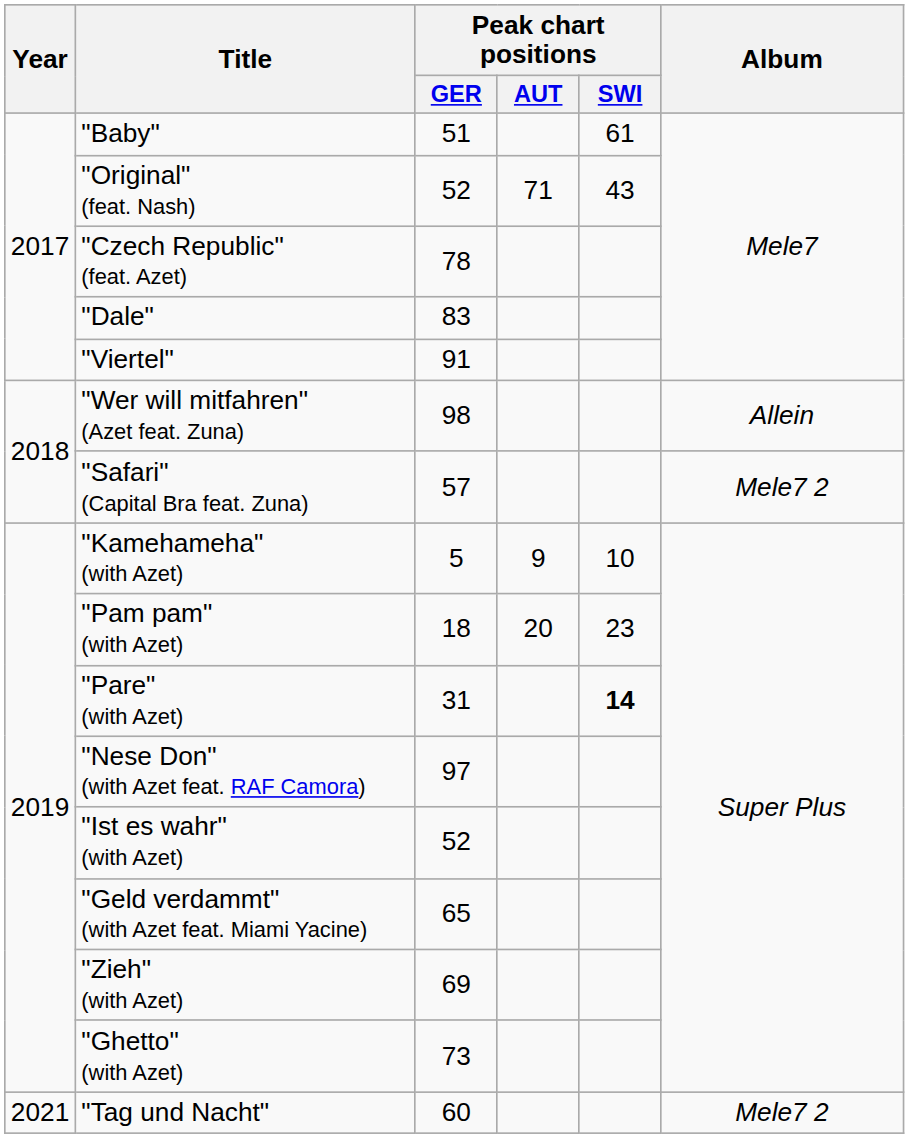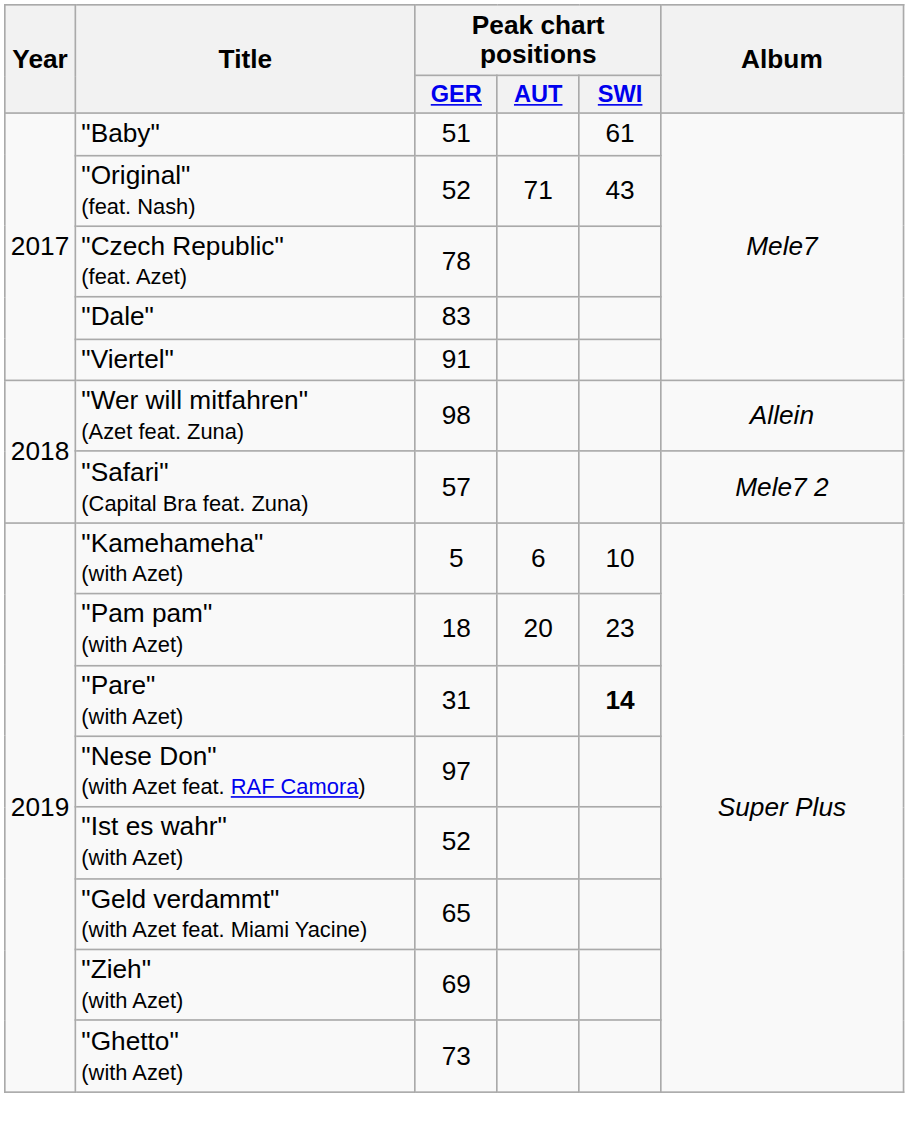(538, 557) 9 -> (538, 557) 6
- row: (175, 1112)
